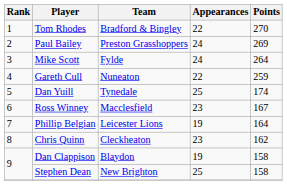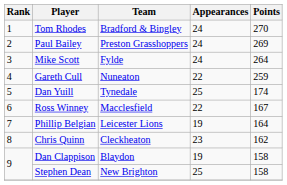(198, 28) 22 -> (198, 28) 24
(198, 108) 23 -> (198, 108) 22
